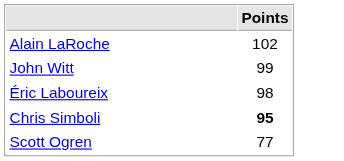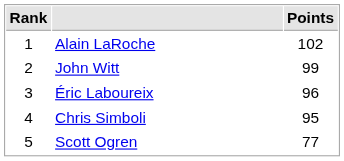+ column: (28, 18)
(265, 93) 98 -> (310, 93) 96
(265, 118) bold -> (310, 118) normal
